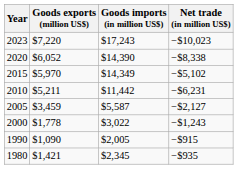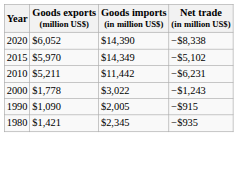- row: (17, 40)
- row: (17, 106)
